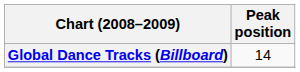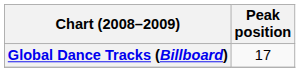(263, 55) 14 -> (263, 55) 17
